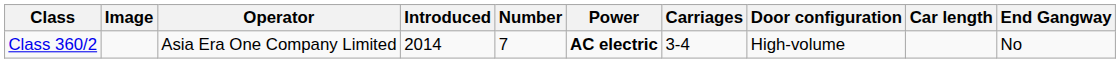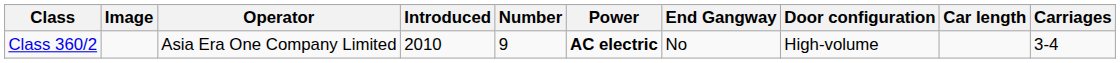columns swapped: (704, 17) <-> (1056, 17)
(423, 44) 2014 -> (423, 44) 2010
(503, 44) 7 -> (503, 44) 9
